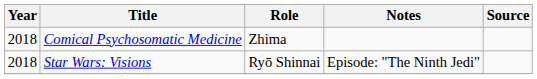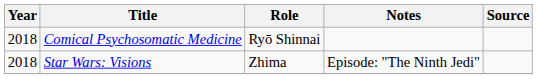(267, 39) Zhima -> (284, 39) Ryō Shinnai
(284, 62) Ryō Shinnai -> (267, 62) Zhima
